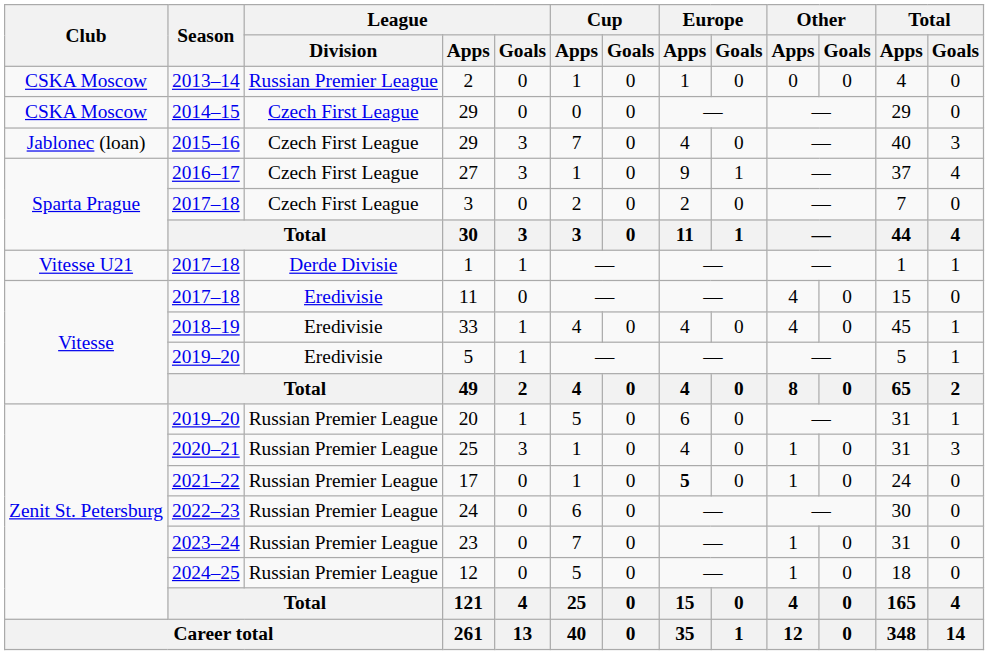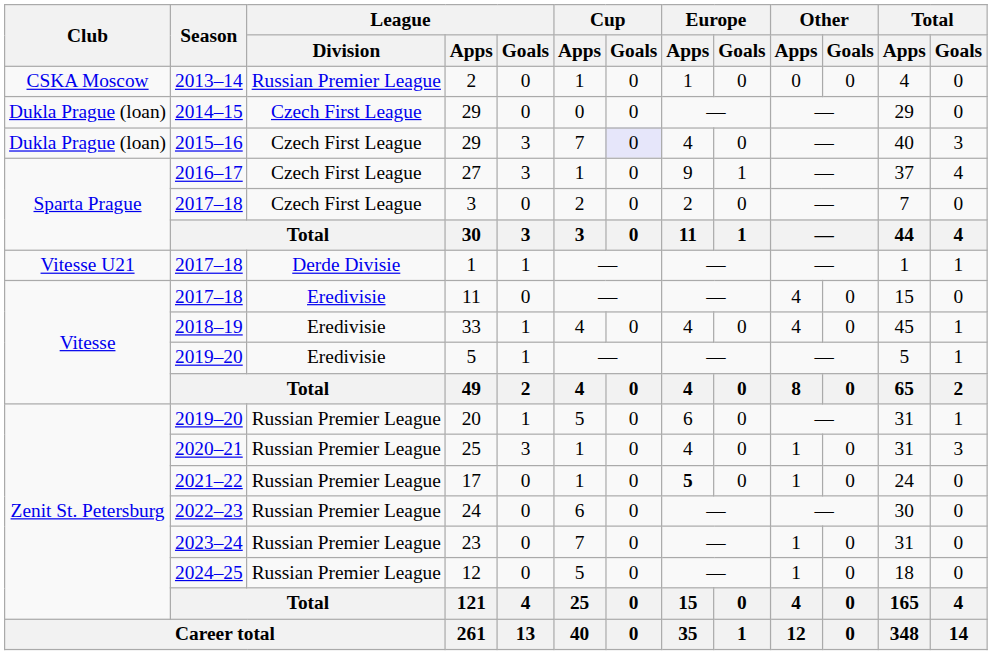(86, 111) CSKA Moscow -> (88, 111) Dukla Prague (loan)
(86, 142) Jablonec (loan) -> (88, 142) Dukla Prague (loan)
(631, 142) no background -> (634, 142) lavender background
